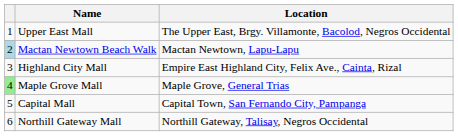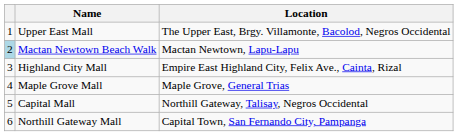(10, 85) lightgreen background -> (10, 85) no background
(264, 103) Capital Town, San Fernando City, Pampanga -> (265, 103) Northill Gateway, Talisay, Negros Occidental
(265, 121) Northill Gateway, Talisay, Negros Occidental -> (264, 121) Capital Town, San Fernando City, Pampanga
